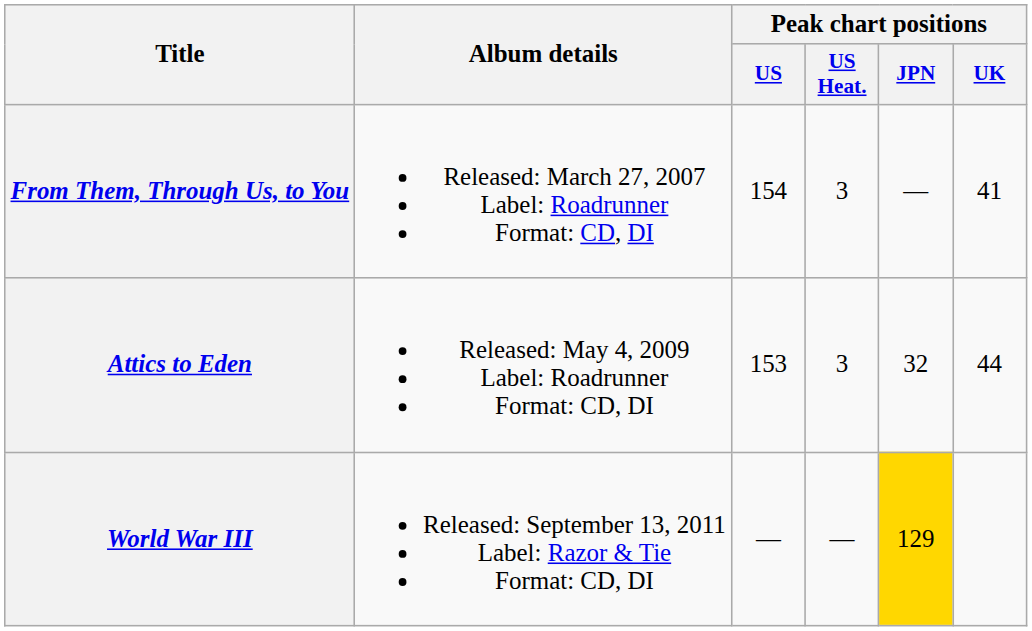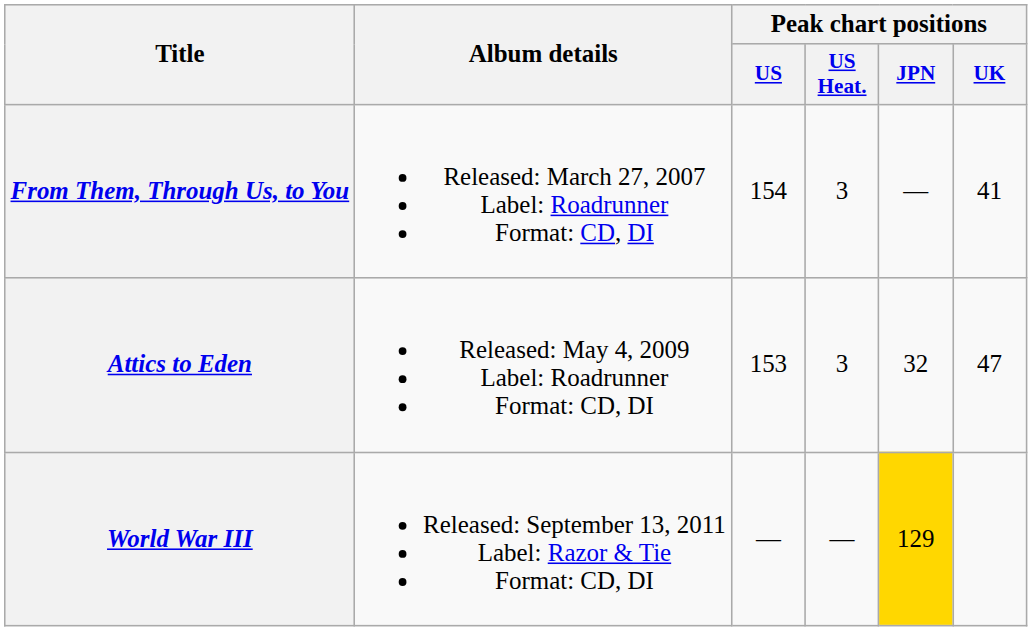(989, 364) 44 -> (989, 364) 47
